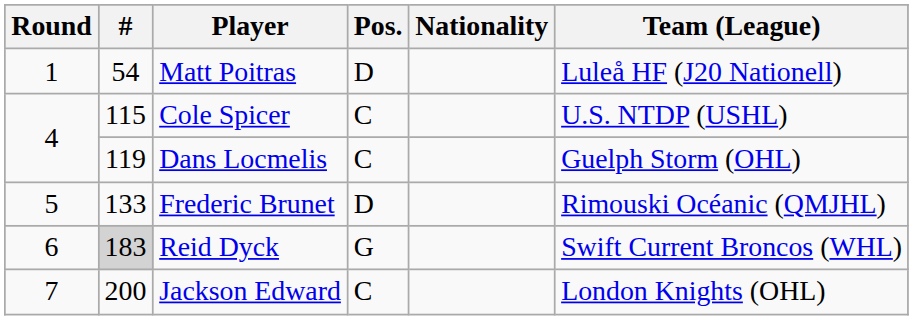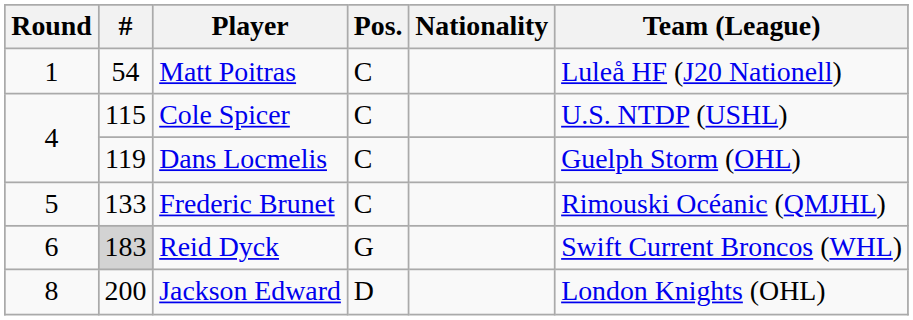(364, 70) D -> (363, 70) C
(364, 203) D -> (363, 203) C
(52, 291) 7 -> (52, 291) 8
(363, 291) C -> (364, 291) D
